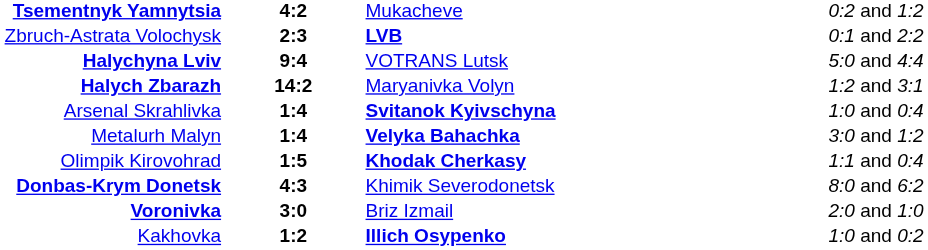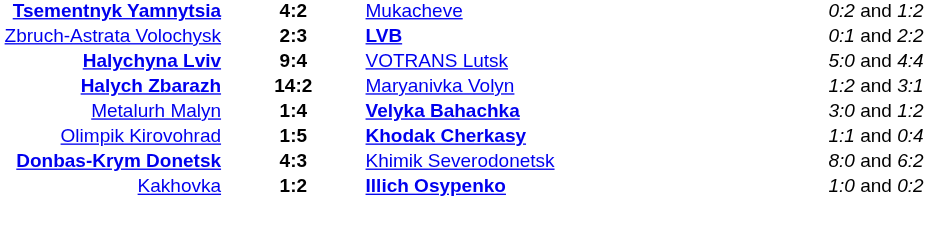- row: (142, 110)
- row: (176, 211)
